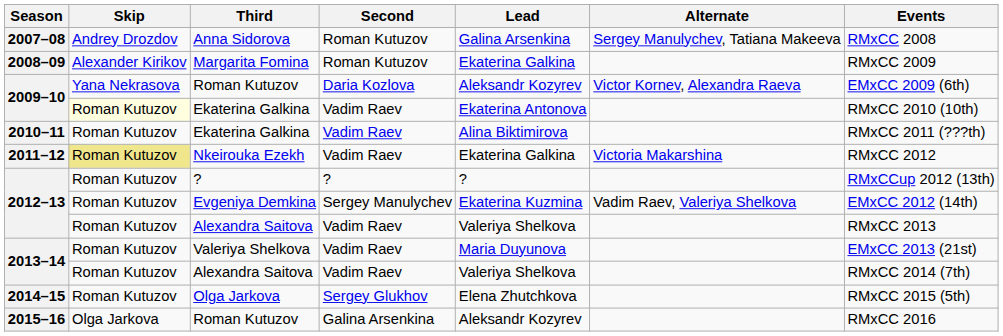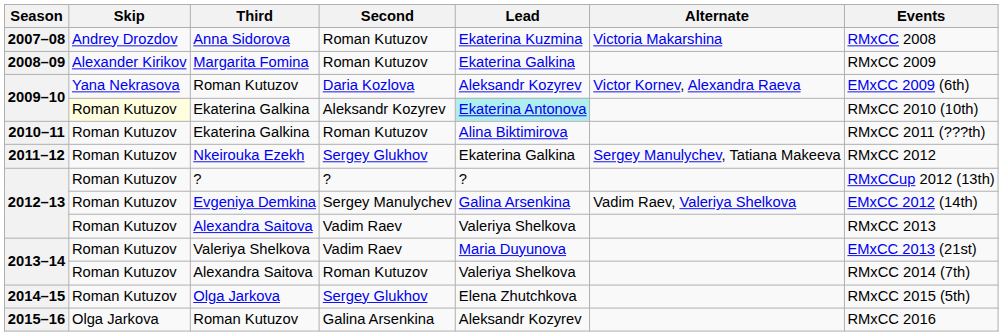(514, 39) Galina Arsenkina -> (521, 39) Ekaterina Kuzmina
(717, 39) Sergey Manulychev, Tatiana Makeeva -> (658, 39) Victoria Makarshina
(362, 109) Vadim Raev -> (384, 109) Aleksandr Kozyrev
(523, 109) no background -> (523, 109) paleturquoise background
(362, 132) Vadim Raev -> (375, 132) Roman Kutuzov
(124, 156) khaki background -> (124, 156) no background
(362, 156) Vadim Raev -> (375, 156) Sergey Glukhov
(658, 156) Victoria Makarshina -> (717, 156) Sergey Manulychev, Tatiana Makeeva
(521, 202) Ekaterina Kuzmina -> (514, 202) Galina Arsenkina
(362, 272) Vadim Raev -> (375, 272) Roman Kutuzov
